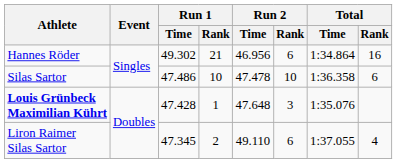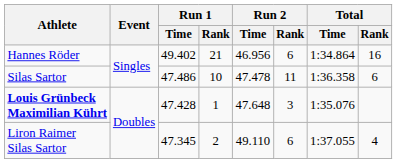(178, 56) 49.302 -> (178, 56) 49.402
(290, 76) 10 -> (290, 76) 11
